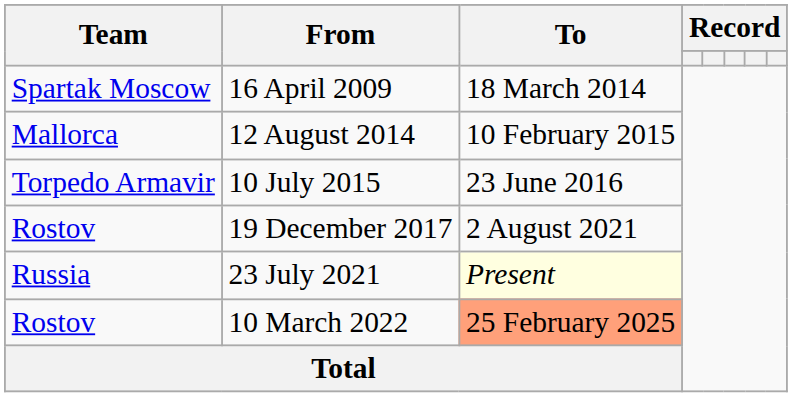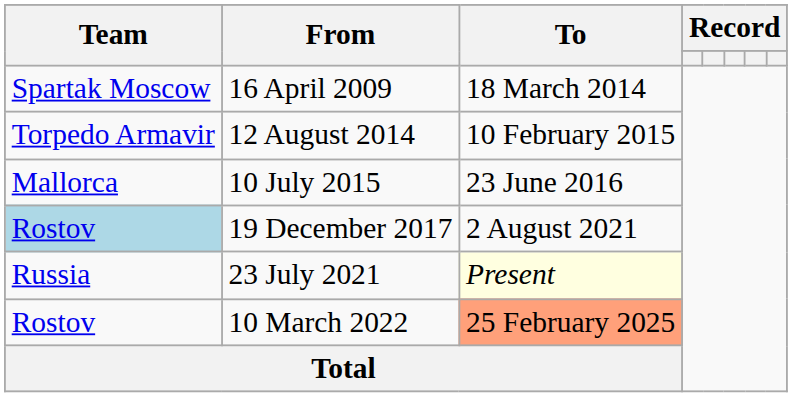(65, 134) Mallorca -> (113, 134) Torpedo Armavir
(113, 181) Torpedo Armavir -> (65, 181) Mallorca
(53, 228) no background -> (53, 228) lightblue background
